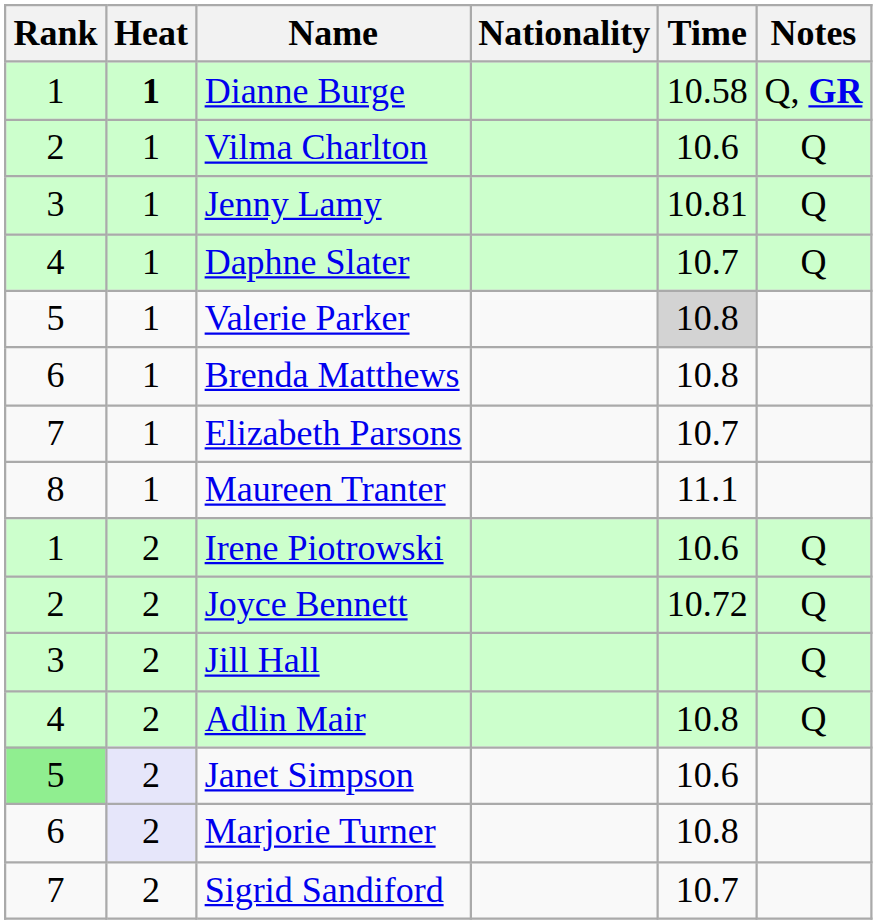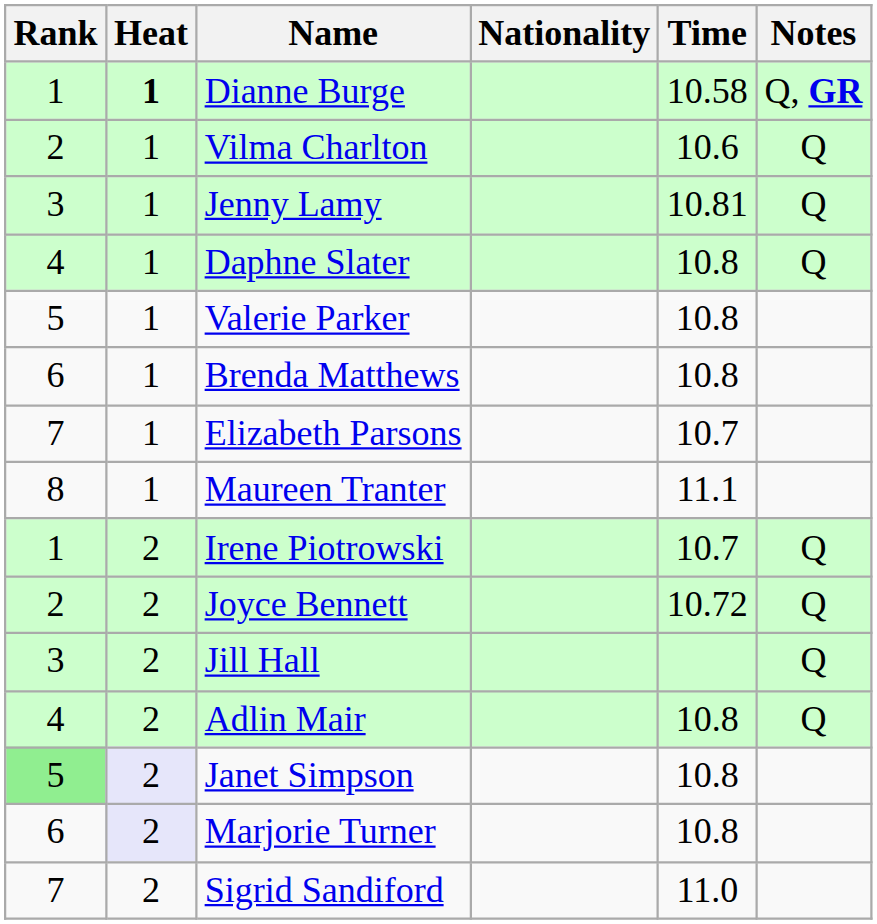(707, 261) 10.7 -> (707, 261) 10.8
(707, 318) lightgrey background -> (707, 318) no background
(707, 546) 10.6 -> (707, 546) 10.7
(707, 775) 10.6 -> (707, 775) 10.8
(707, 889) 10.7 -> (707, 889) 11.0
